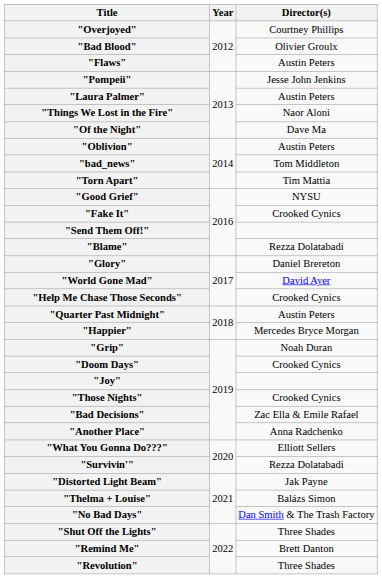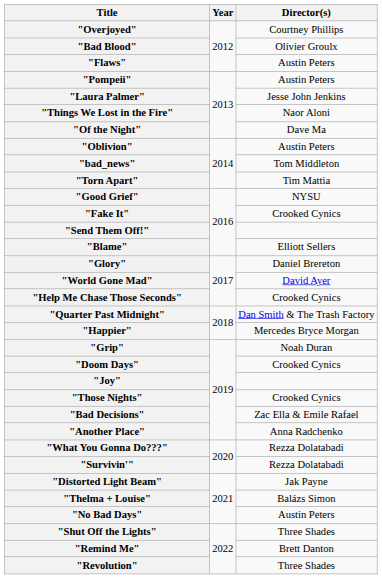(306, 79) Jesse John Jenkins -> (306, 79) Austin Peters
(306, 96) Austin Peters -> (306, 96) Jesse John Jenkins
(306, 247) Rezza Dolatabadi -> (306, 247) Elliott Sellers
(306, 314) Austin Peters -> (306, 314) Dan Smith & The Trash Factory
(306, 448) Elliott Sellers -> (306, 448) Rezza Dolatabadi
(306, 515) Dan Smith & The Trash Factory -> (306, 515) Austin Peters
